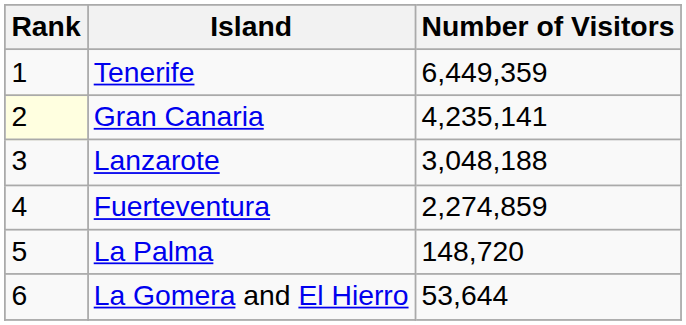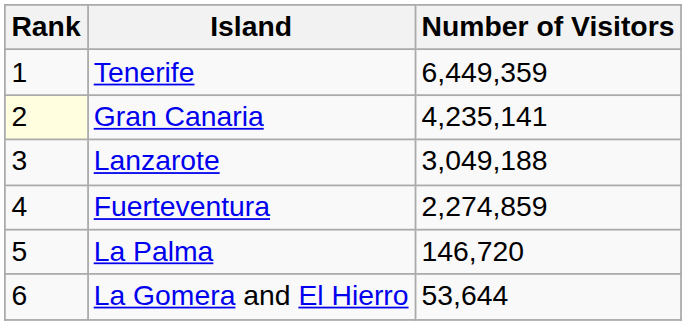(485, 161) 3,048,188 -> (485, 161) 3,049,188
(473, 251) 148,720 -> (473, 251) 146,720
